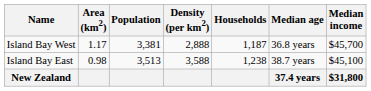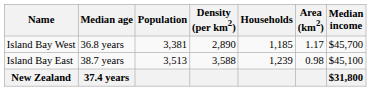columns swapped: (93, 20) <-> (298, 20)
(197, 44) 2,888 -> (224, 44) 2,890
(255, 44) 1,187 -> (281, 44) 1,185
(255, 61) 1,238 -> (281, 61) 1,239
